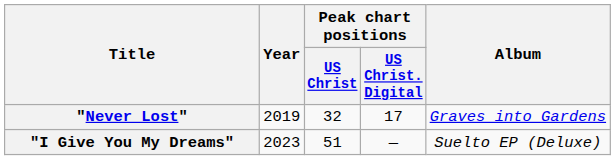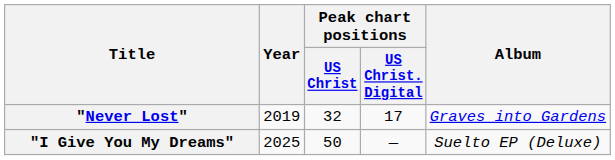(282, 142) 2023 -> (282, 142) 2025
(332, 142) 51 -> (332, 142) 50
